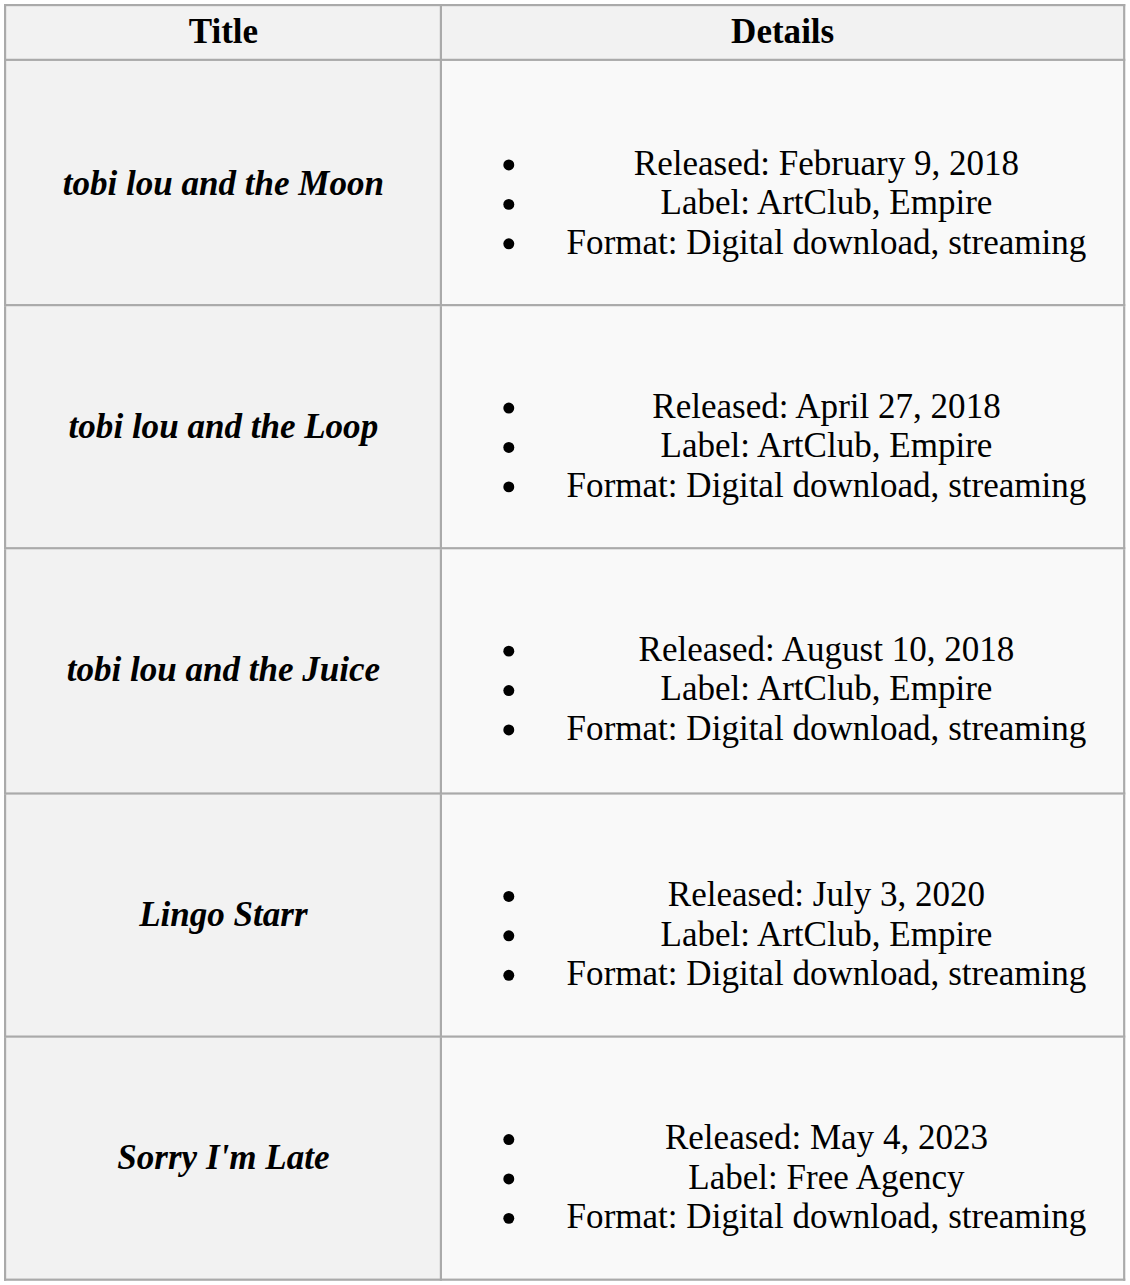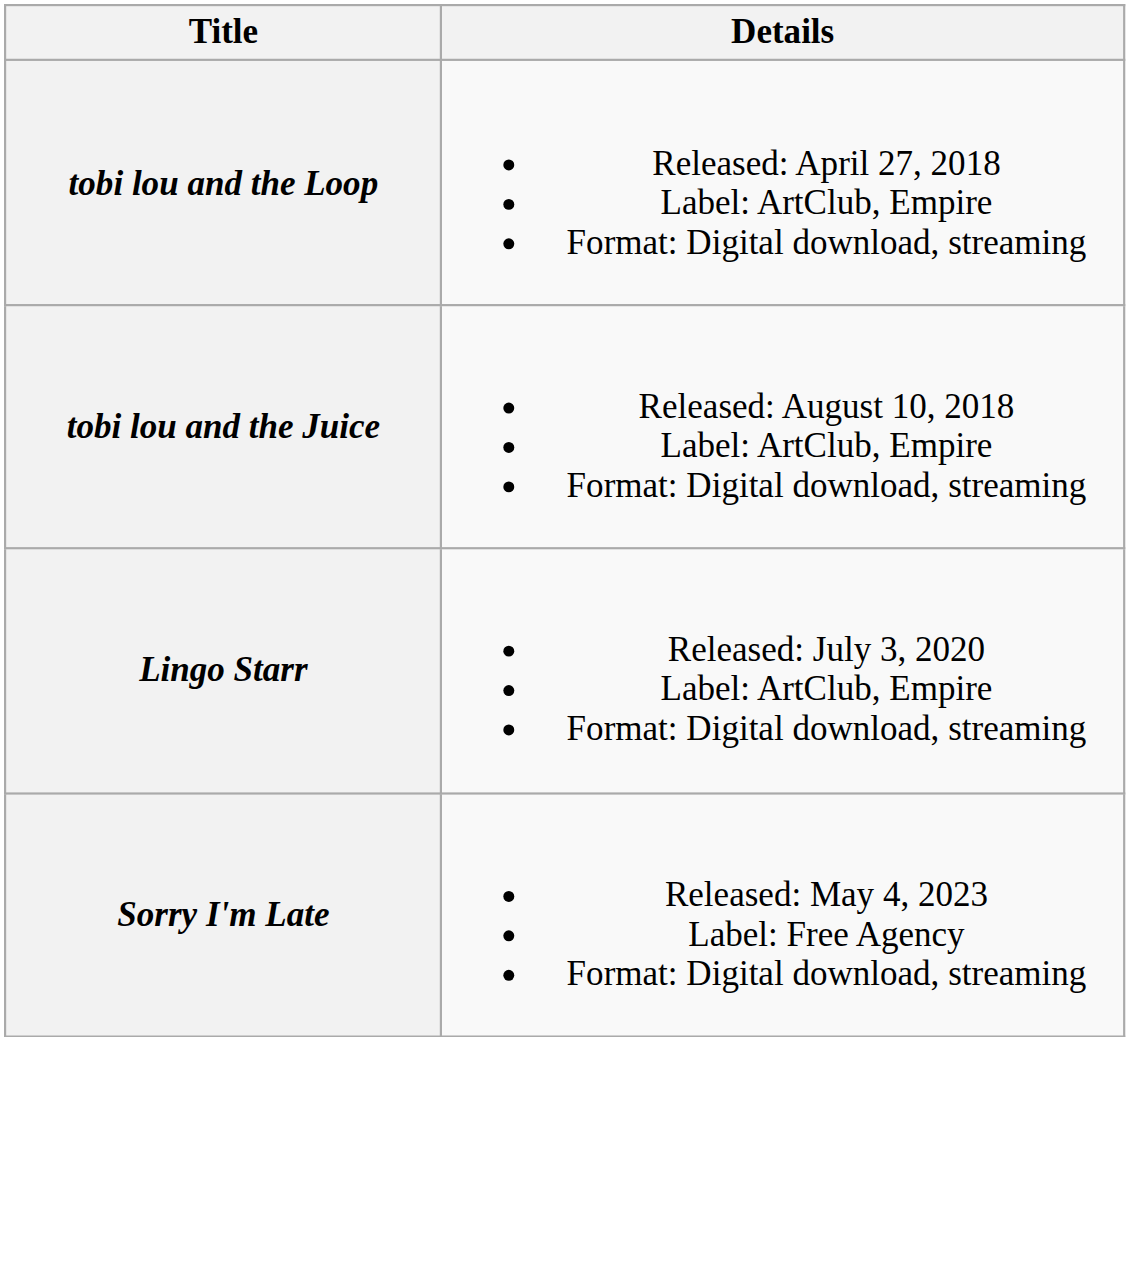- row: (223, 182)
